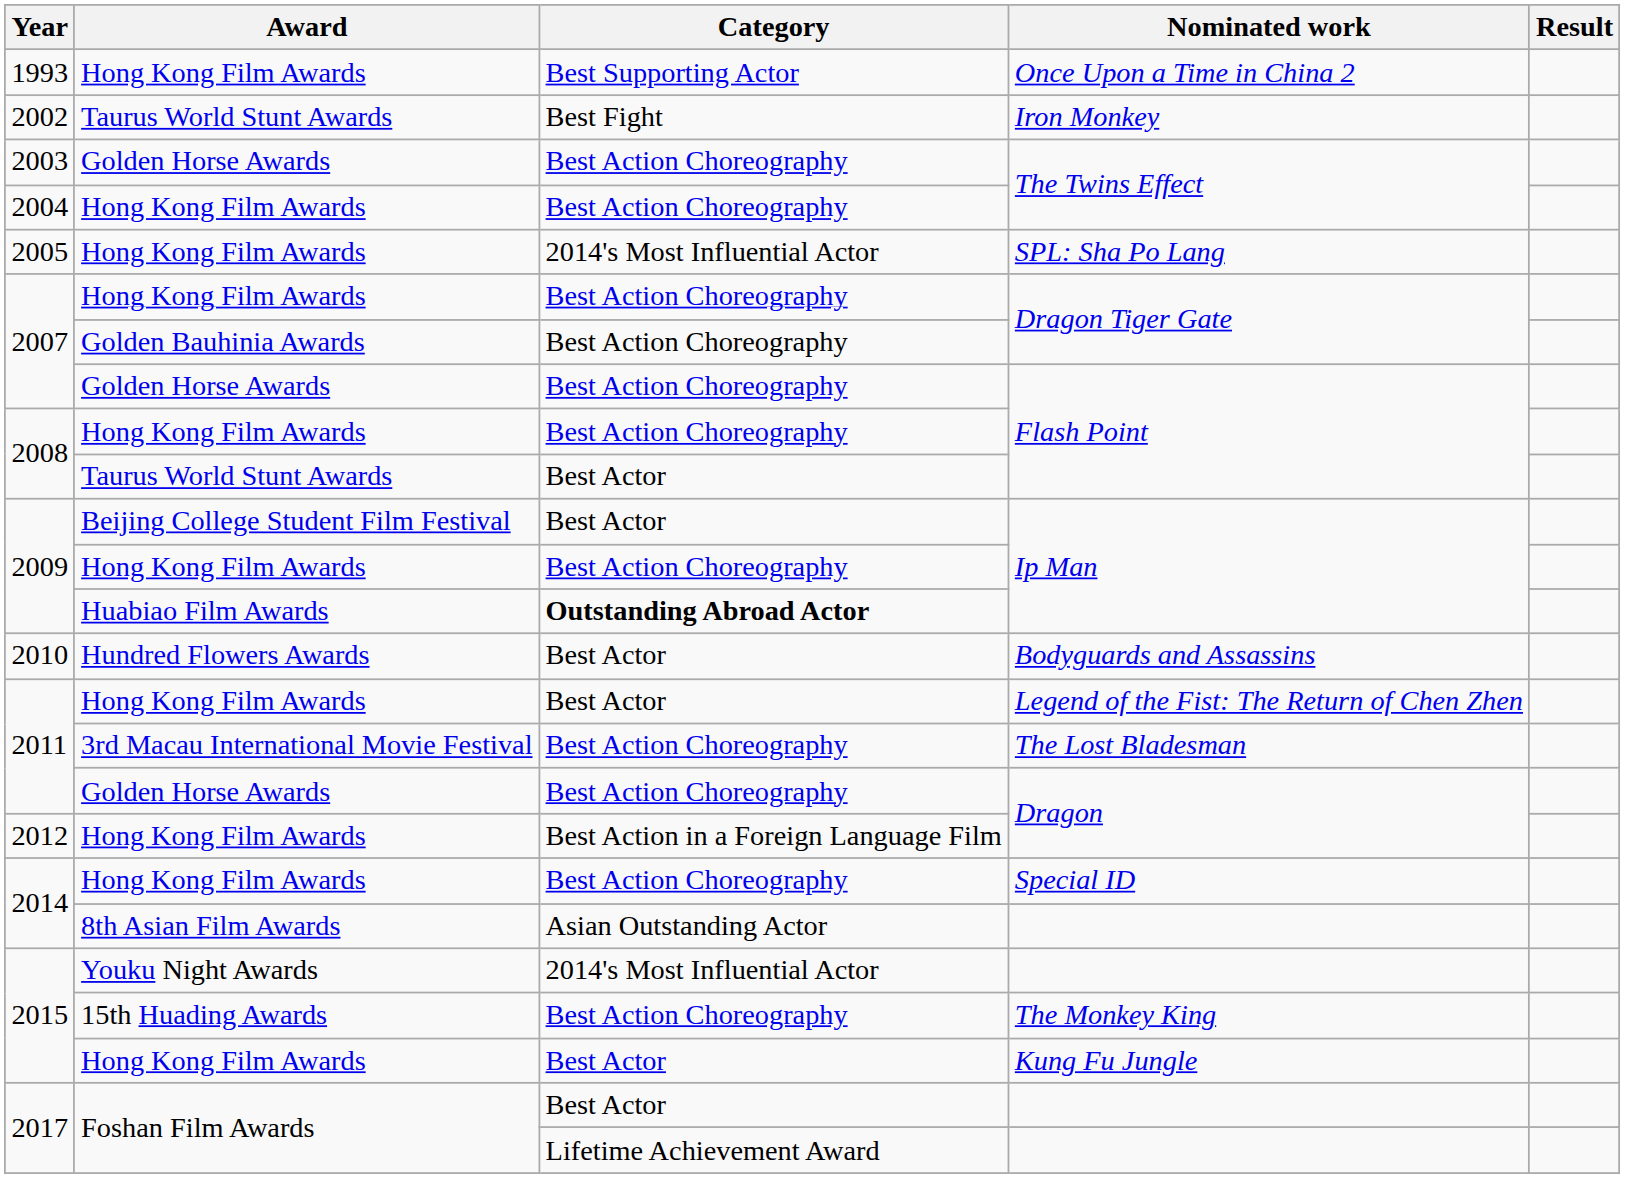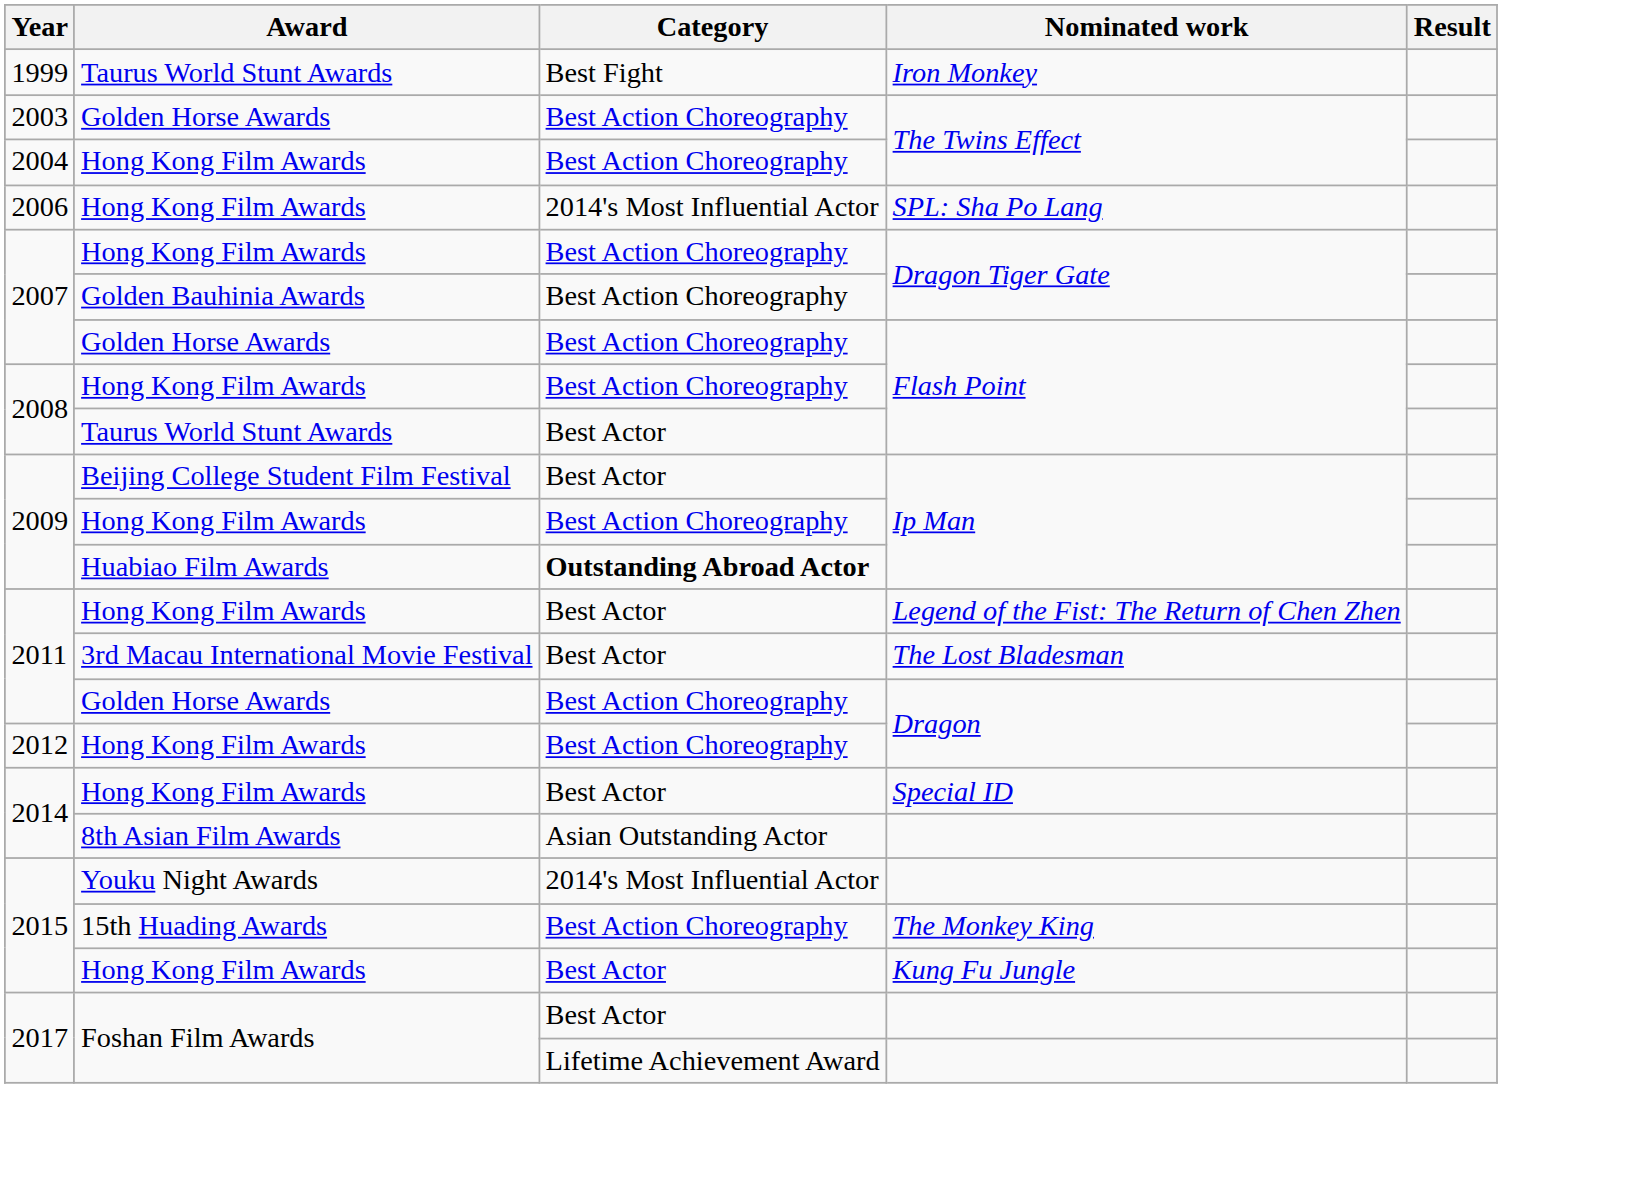- row: (223, 71)
(40, 116) 2002 -> (40, 71) 1999
(40, 251) 2005 -> (40, 206) 2006
- row: (225, 655)
(697, 745) Best Action Choreography -> (606, 655) Best Actor
(774, 835) Best Action in a Foreign Language Film -> (697, 745) Best Action Choreography
(697, 880) Best Action Choreography -> (606, 790) Best Actor
